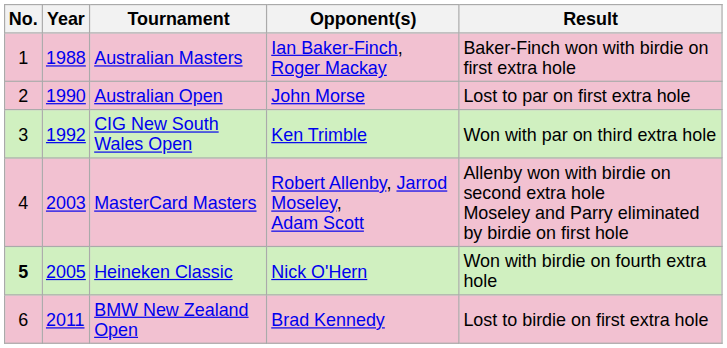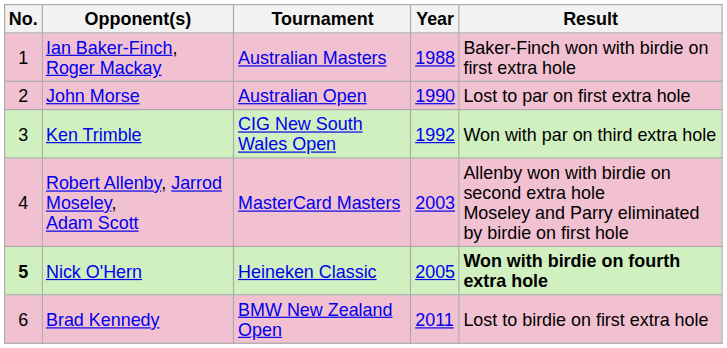columns swapped: (66, 19) <-> (363, 19)
(585, 271) normal -> (572, 271) bold
